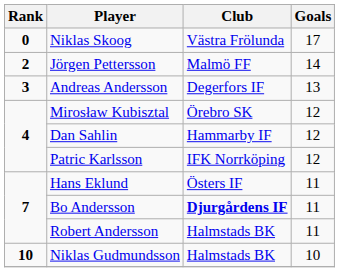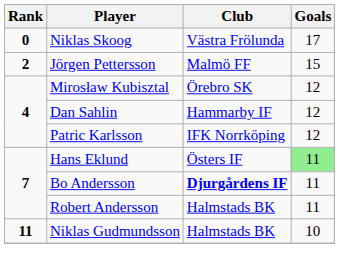(313, 64) 14 -> (313, 64) 15
- row: (109, 87)
(313, 183) no background -> (313, 159) lightgreen background
(25, 254) 10 -> (25, 231) 11
